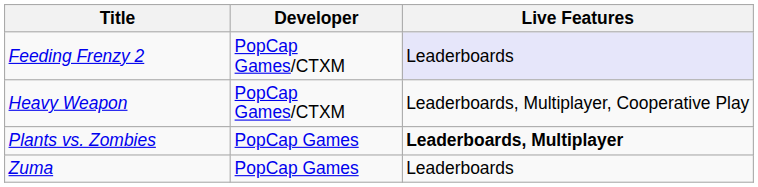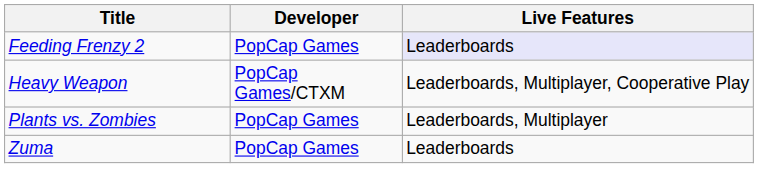(290, 55) PopCap Games/CTXM -> (297, 45) PopCap Games
(515, 140) bold -> (507, 120) normal
